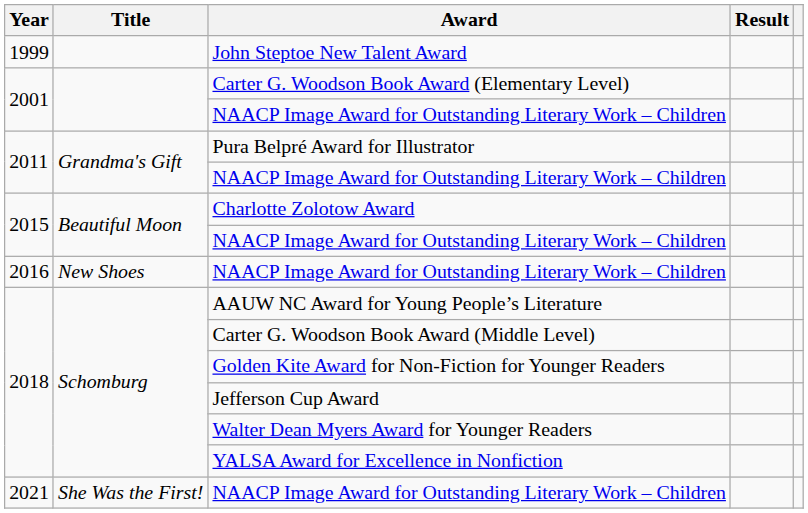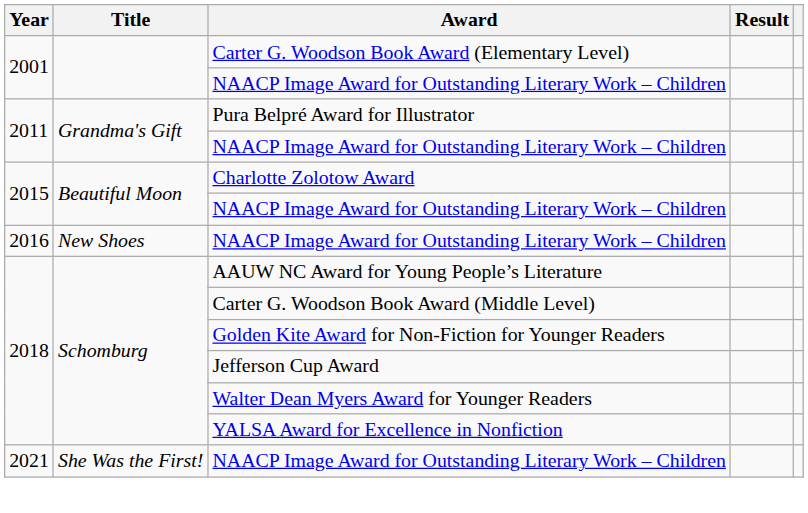- row: (29, 51)
